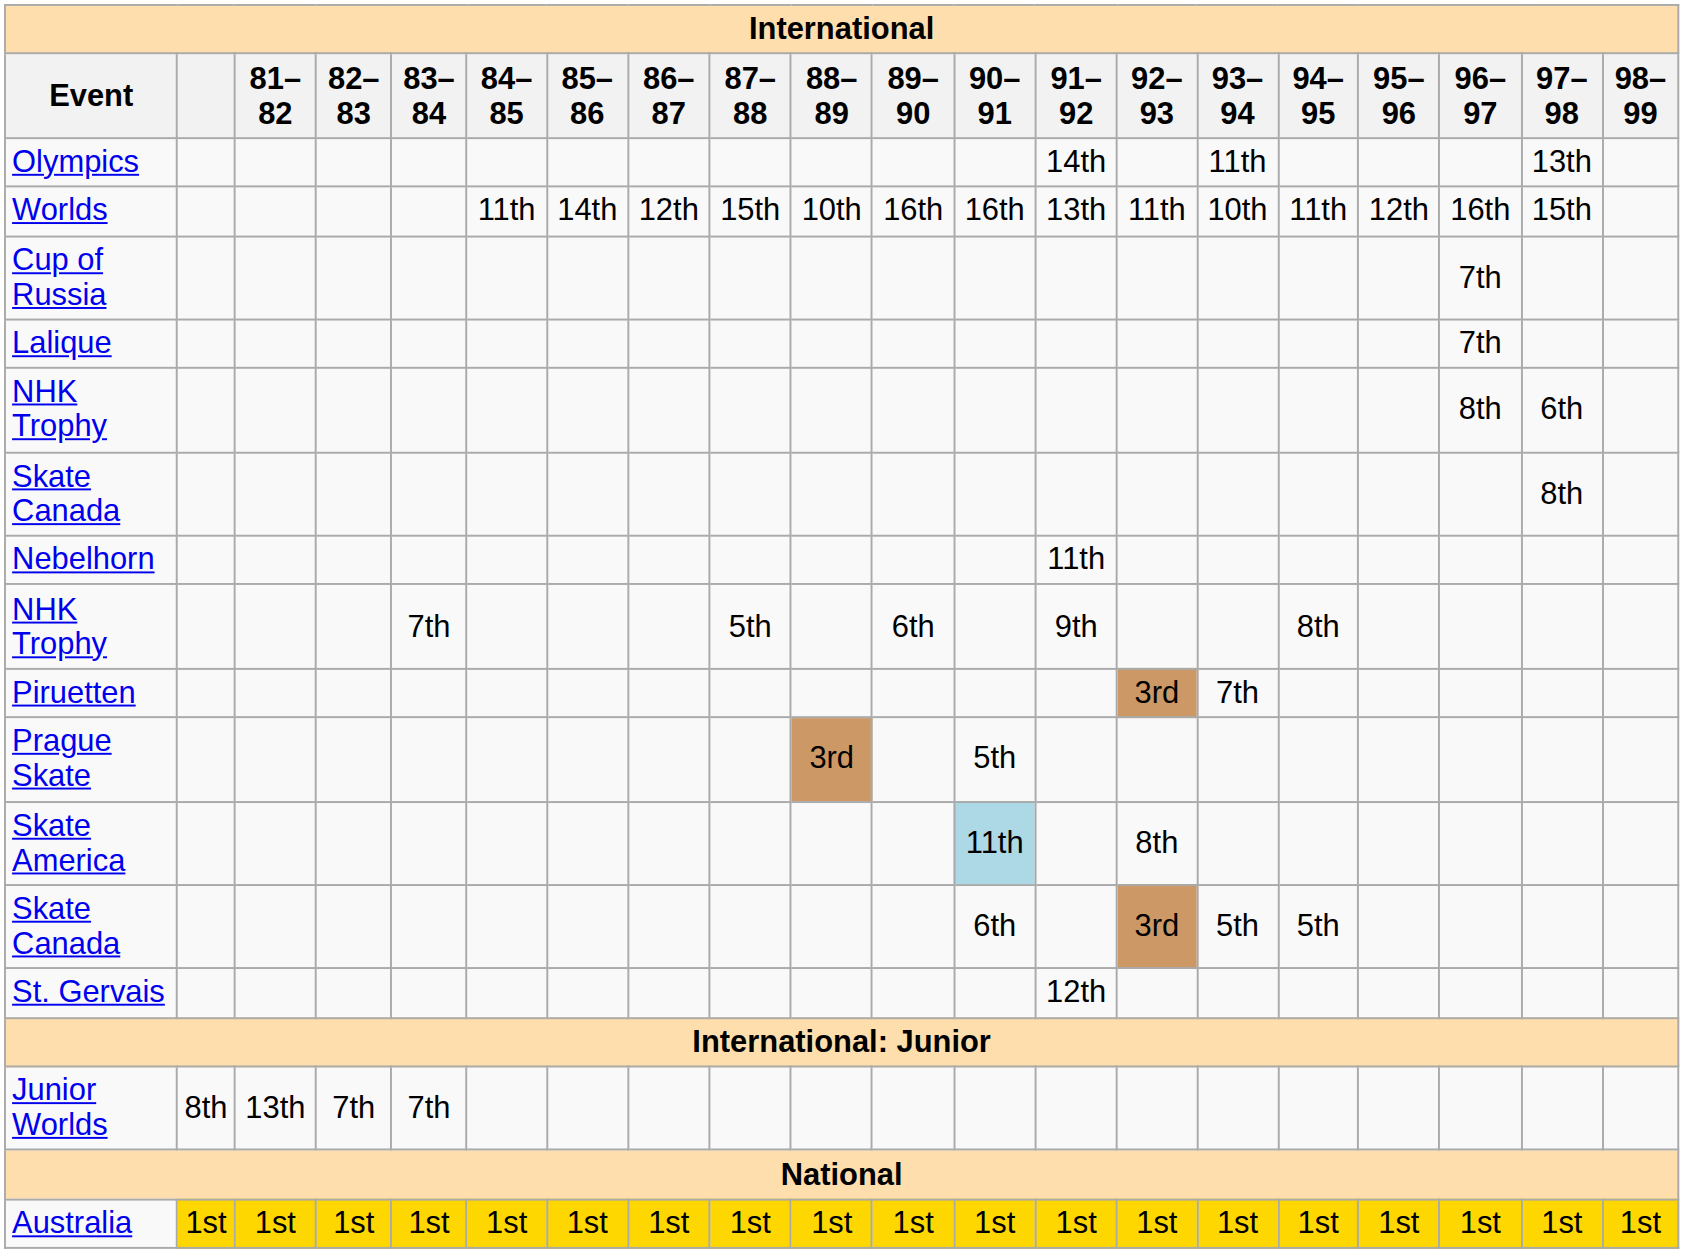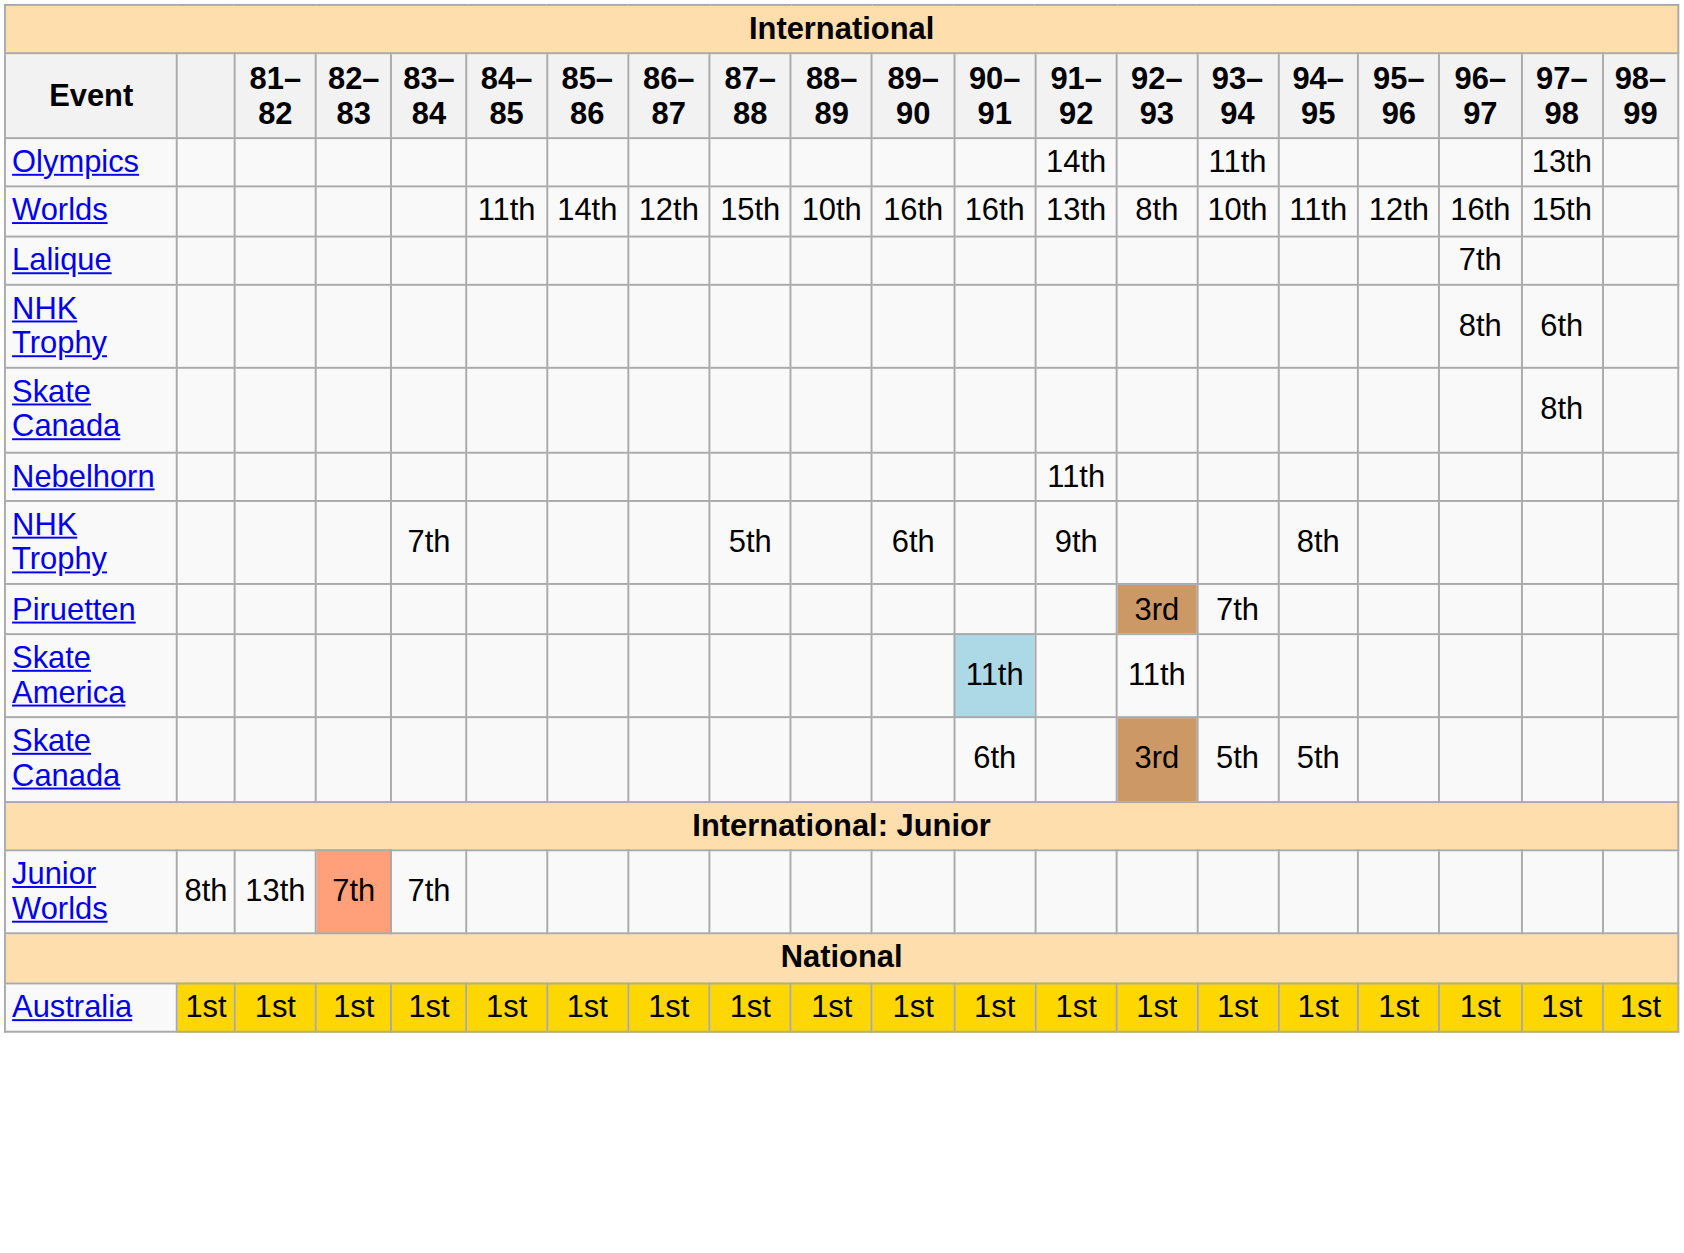(1157, 210) 11th -> (1157, 210) 8th
- row: (59, 276)
- row: (62, 758)
(1157, 842) 8th -> (1157, 675) 11th
- row: (88, 992)
(354, 1107) no background -> (354, 891) lightsalmon background
